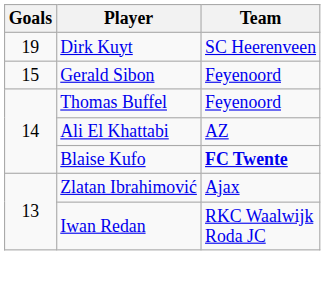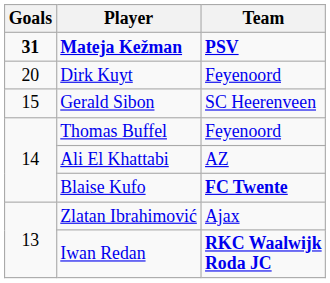+ row: (121, 46)
(30, 46) 19 -> (30, 74) 20
(261, 46) SC Heerenveen -> (243, 74) Feyenoord
(243, 74) Feyenoord -> (261, 103) SC Heerenveen
(259, 225) normal -> (263, 253) bold
